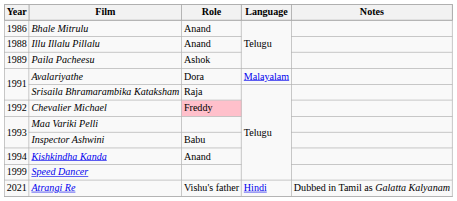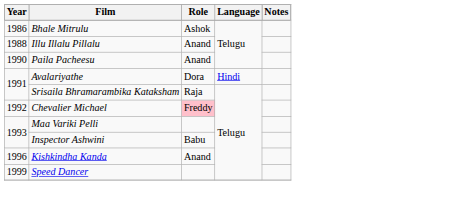(197, 28) Anand -> (197, 28) Ashok
(17, 60) 1989 -> (17, 60) 1990
(197, 60) Ashok -> (197, 60) Anand
(266, 76) Malayalam -> (229, 76) Hindi
(17, 156) 1994 -> (17, 156) 1996
- row: (53, 188)
